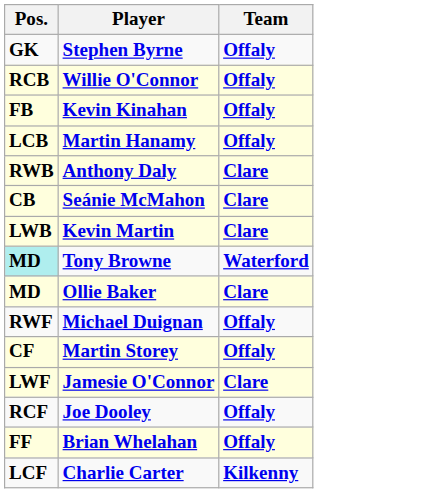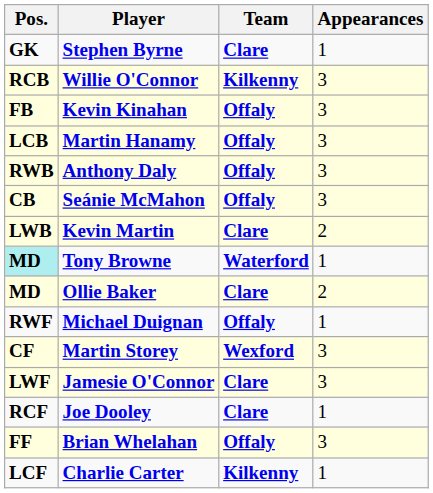+ column: (370, 19)
(249, 49) Offaly -> (246, 49) Clare
(249, 79) Offaly -> (261, 79) Kilkenny
(246, 170) Clare -> (249, 170) Offaly
(246, 200) Clare -> (249, 200) Offaly
(249, 351) Offaly -> (259, 351) Wexford
(249, 412) Offaly -> (246, 412) Clare
